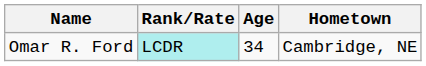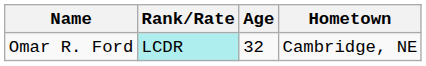(254, 47) 34 -> (254, 47) 32
